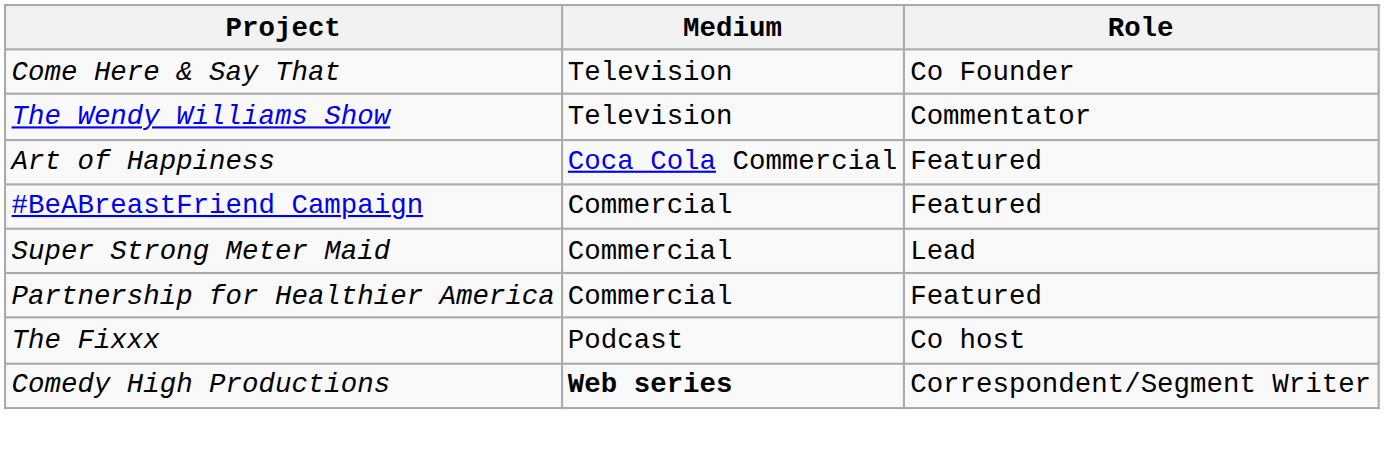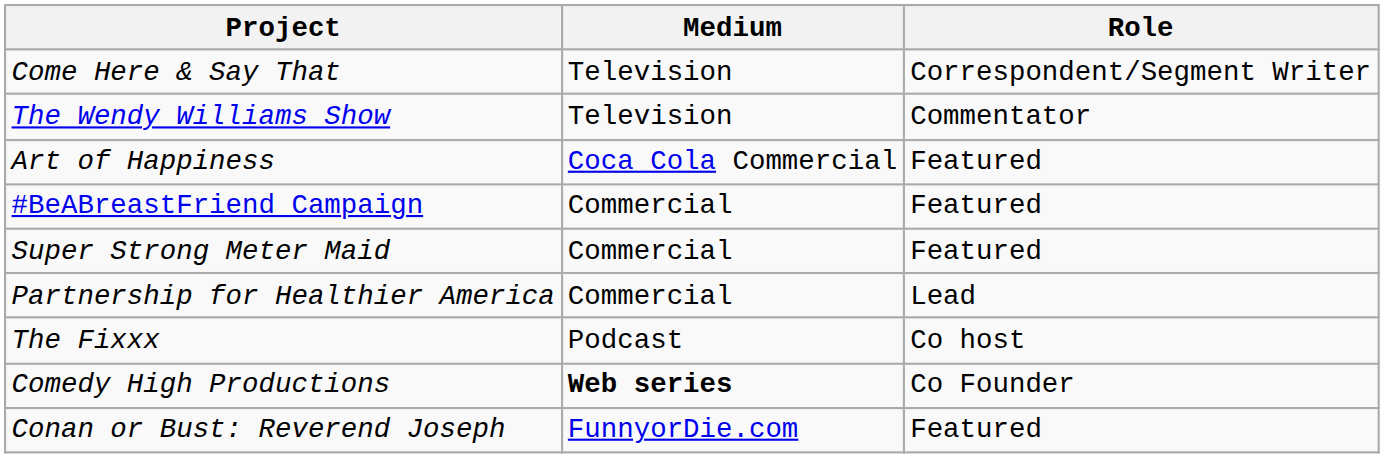(992, 72) Co Founder -> (1141, 72) Correspondent/Segment Writer
(943, 251) Lead -> (976, 251) Featured
(976, 296) Featured -> (943, 296) Lead
(1141, 385) Correspondent/Segment Writer -> (992, 385) Co Founder
+ row: (259, 430)
